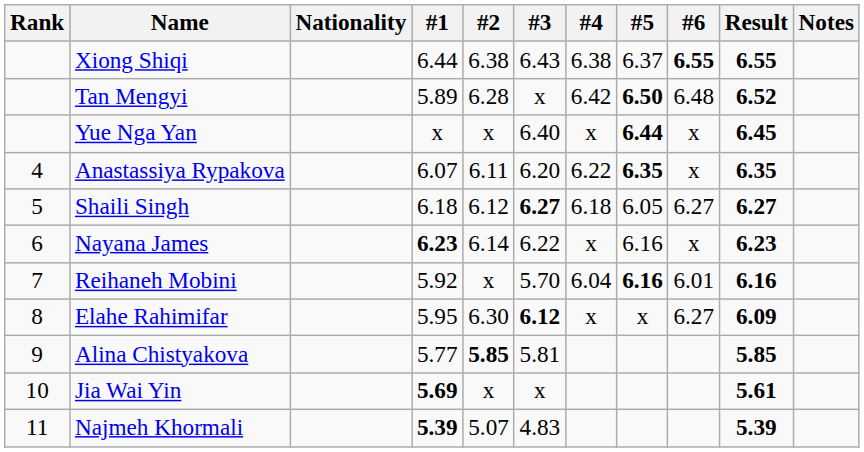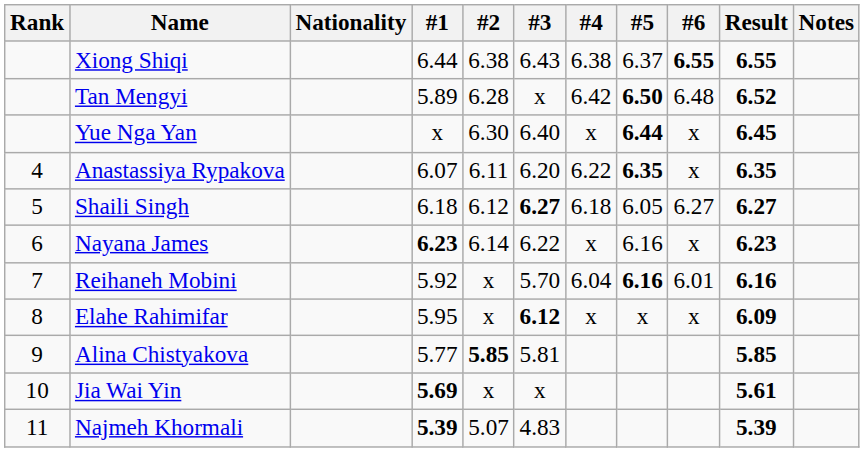(489, 133) x -> (489, 133) 6.30
(489, 317) 6.30 -> (489, 317) x
(694, 317) 6.27 -> (694, 317) x
